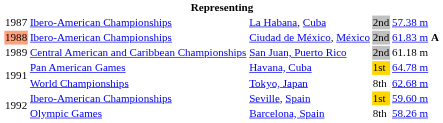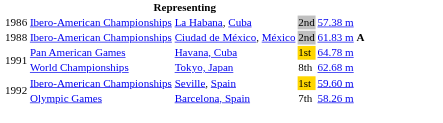(16, 22) 1987 -> (16, 22) 1986
(16, 37) lightsalmon background -> (16, 37) no background
- row: (298, 52)
(380, 113) 8th -> (305, 98) 7th
